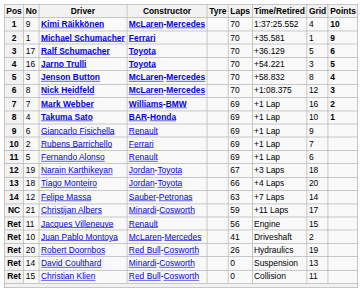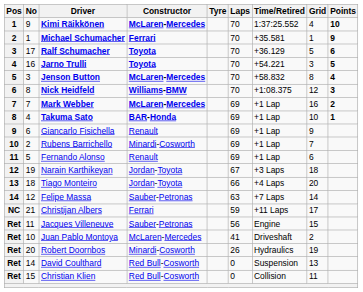(167, 90) McLaren-Mercedes -> (158, 90) Williams-BMW
(158, 104) Williams-BMW -> (167, 104) McLaren-Mercedes
(141, 143) Ferrari -> (162, 143) Minardi-Cosworth
(162, 210) Minardi-Cosworth -> (141, 210) Ferrari
(143, 223) Renault -> (161, 223) Sauber-Petronas
(164, 250) Red Bull-Cosworth -> (162, 250) Minardi-Cosworth
(162, 263) Minardi-Cosworth -> (164, 263) Red Bull-Cosworth
